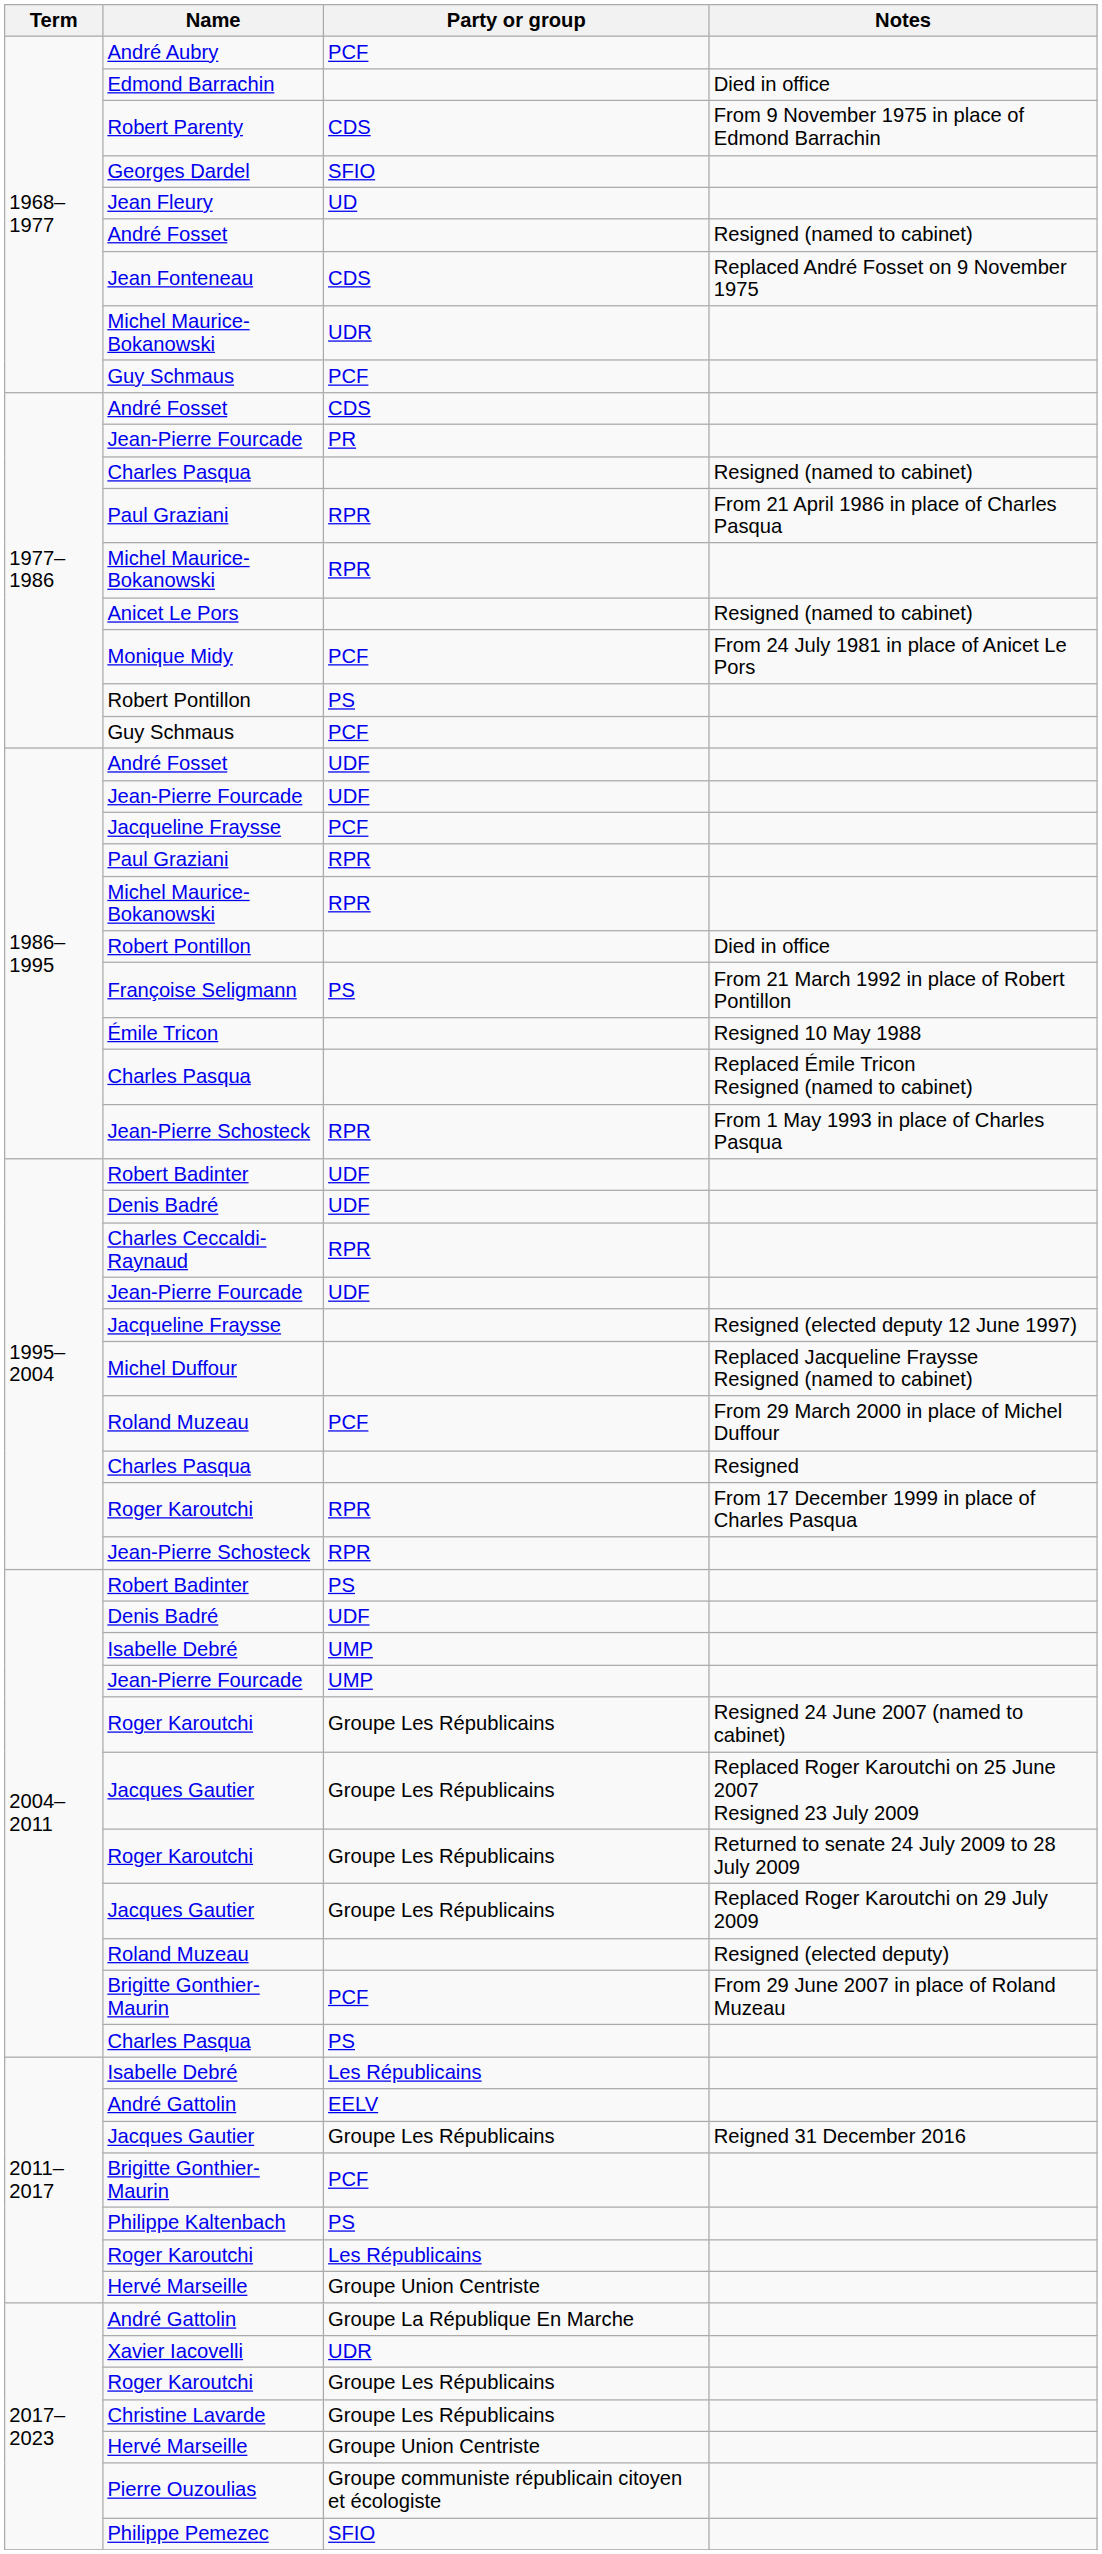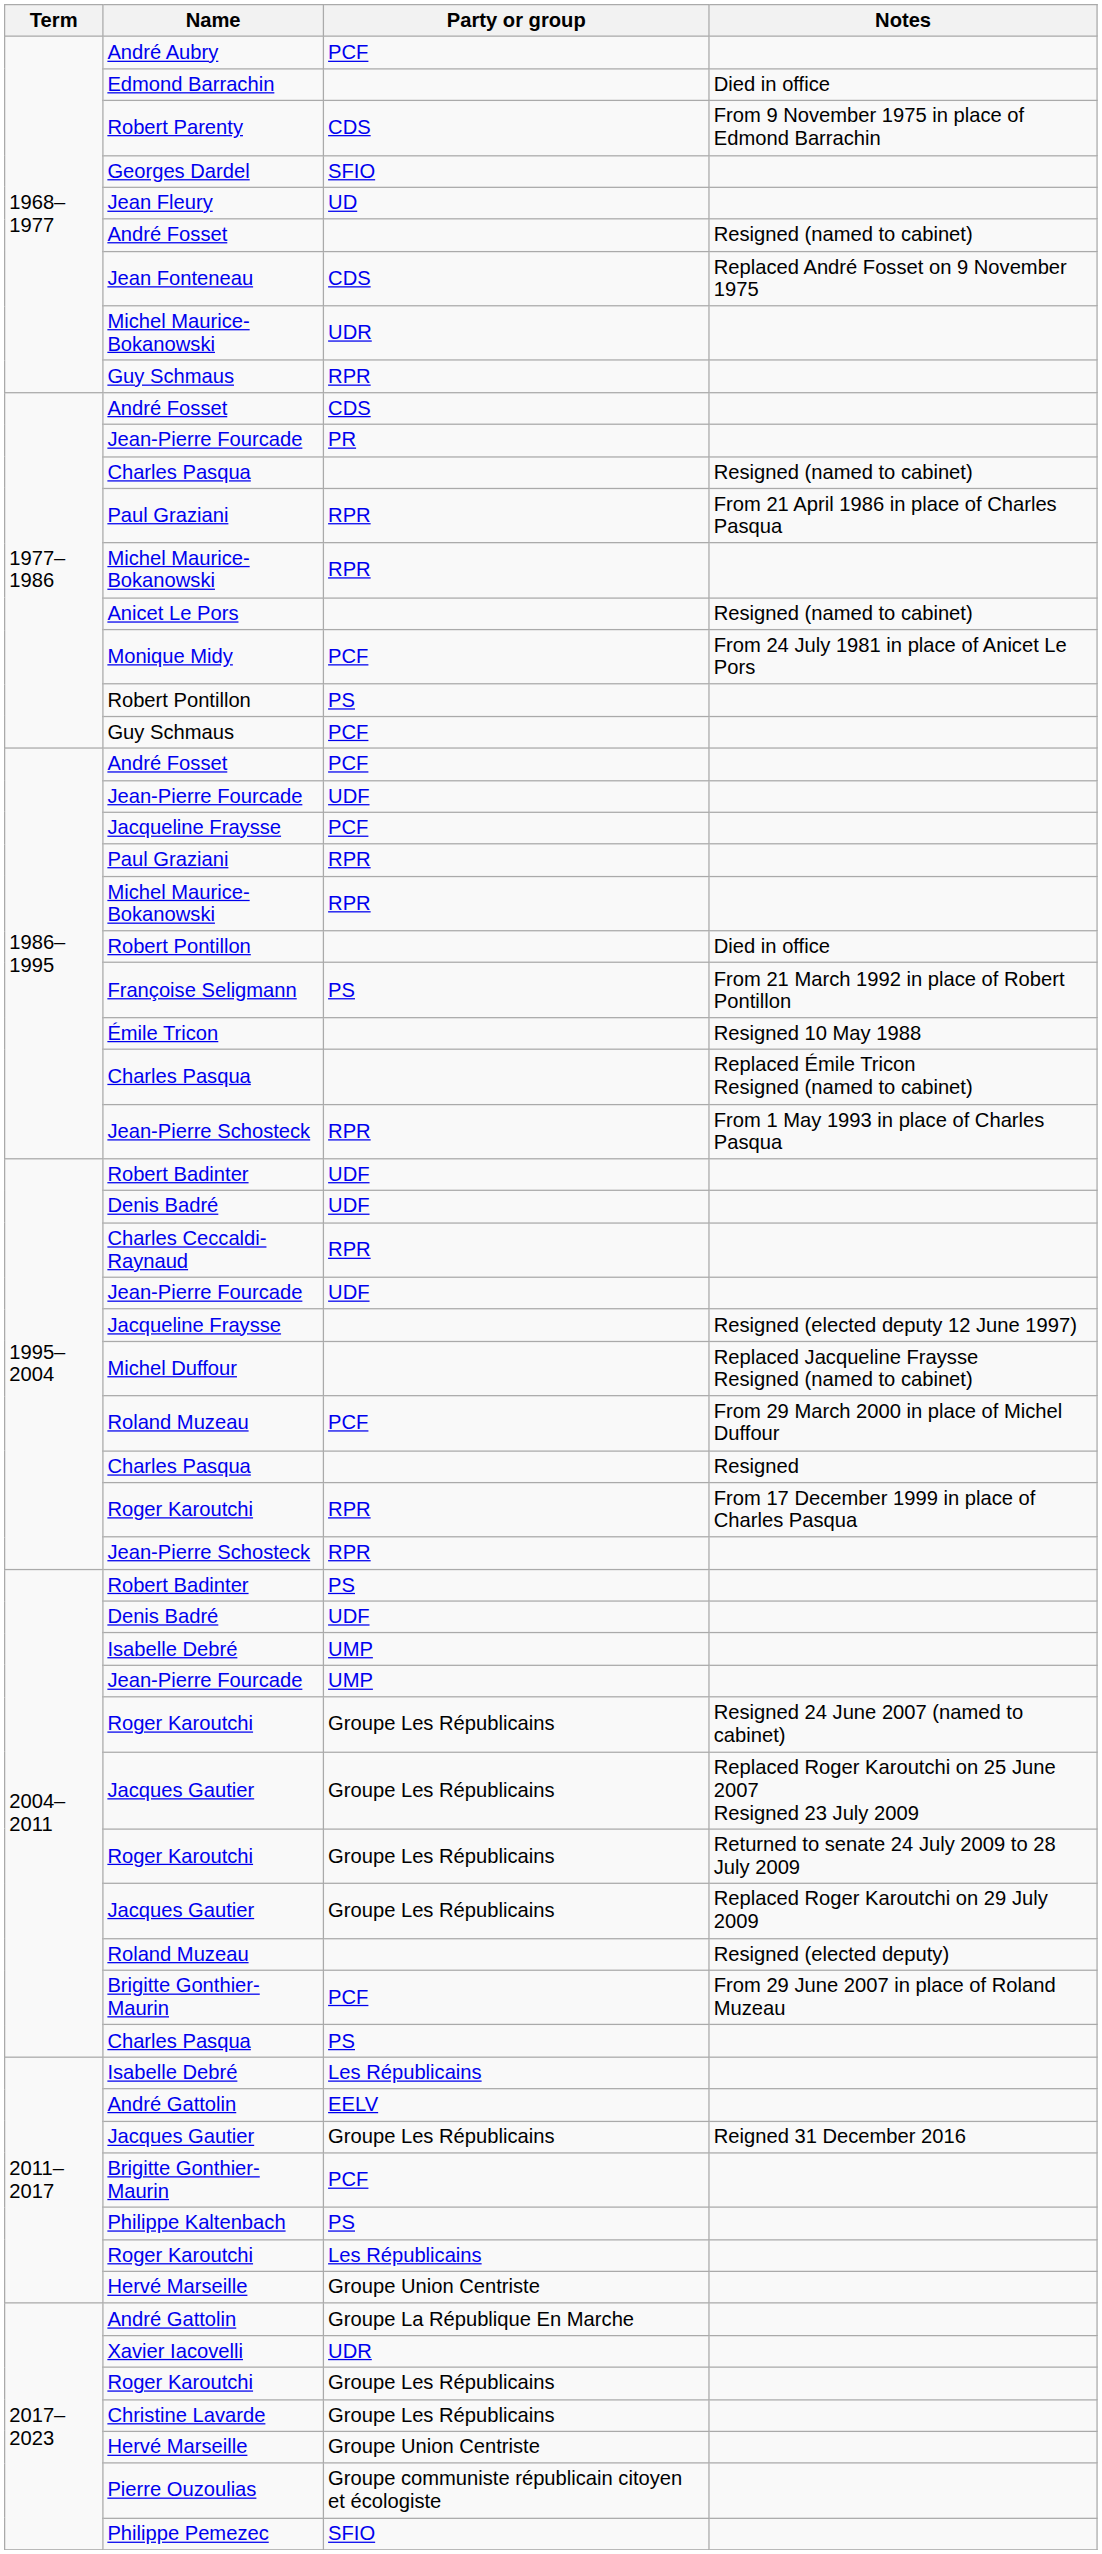(348, 376) PCF -> (349, 376) RPR
(349, 764) UDF -> (348, 764) PCF
